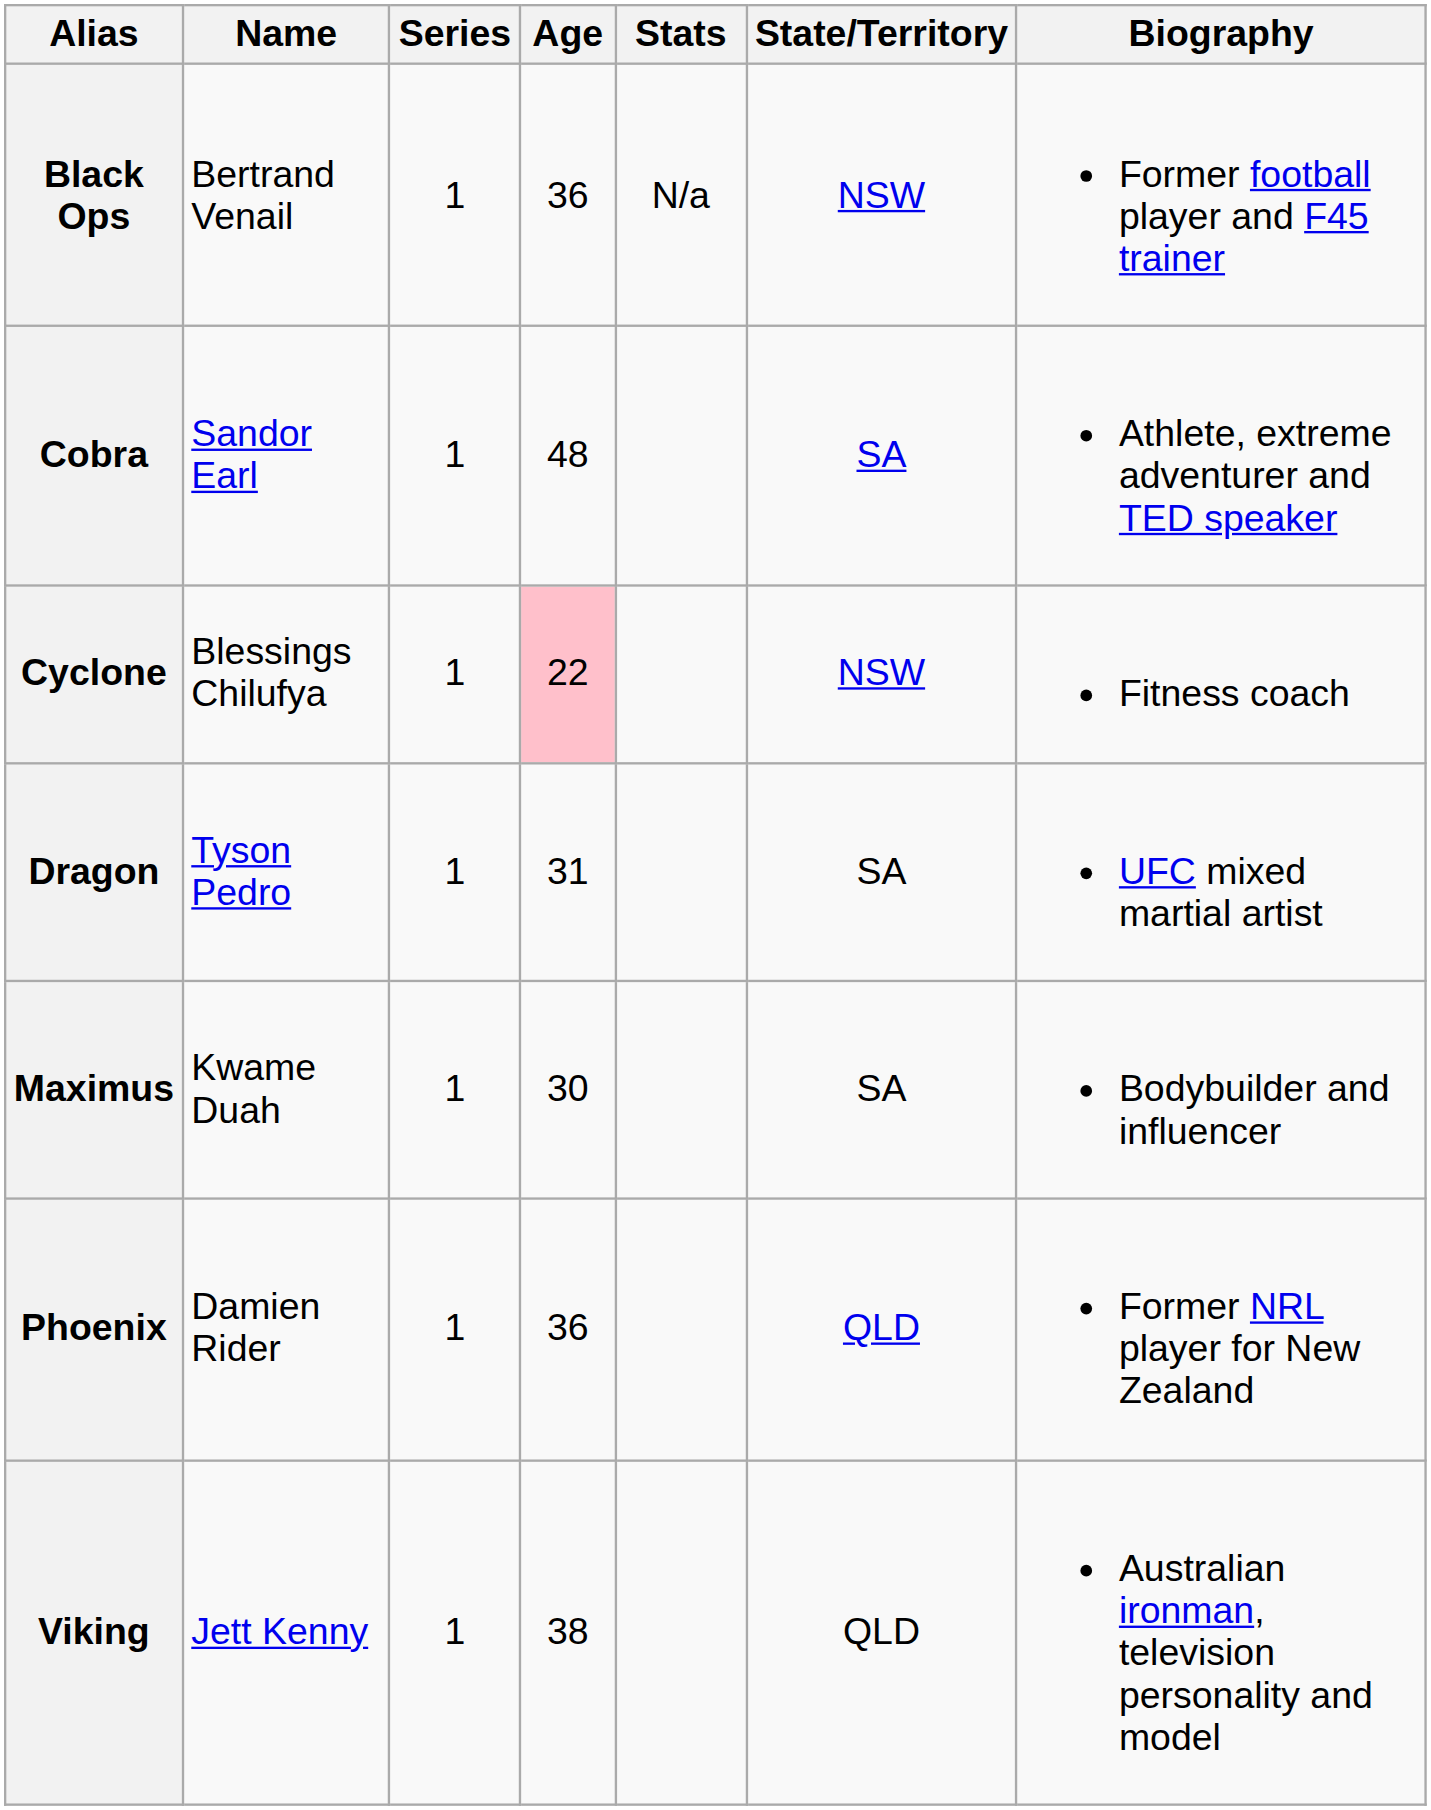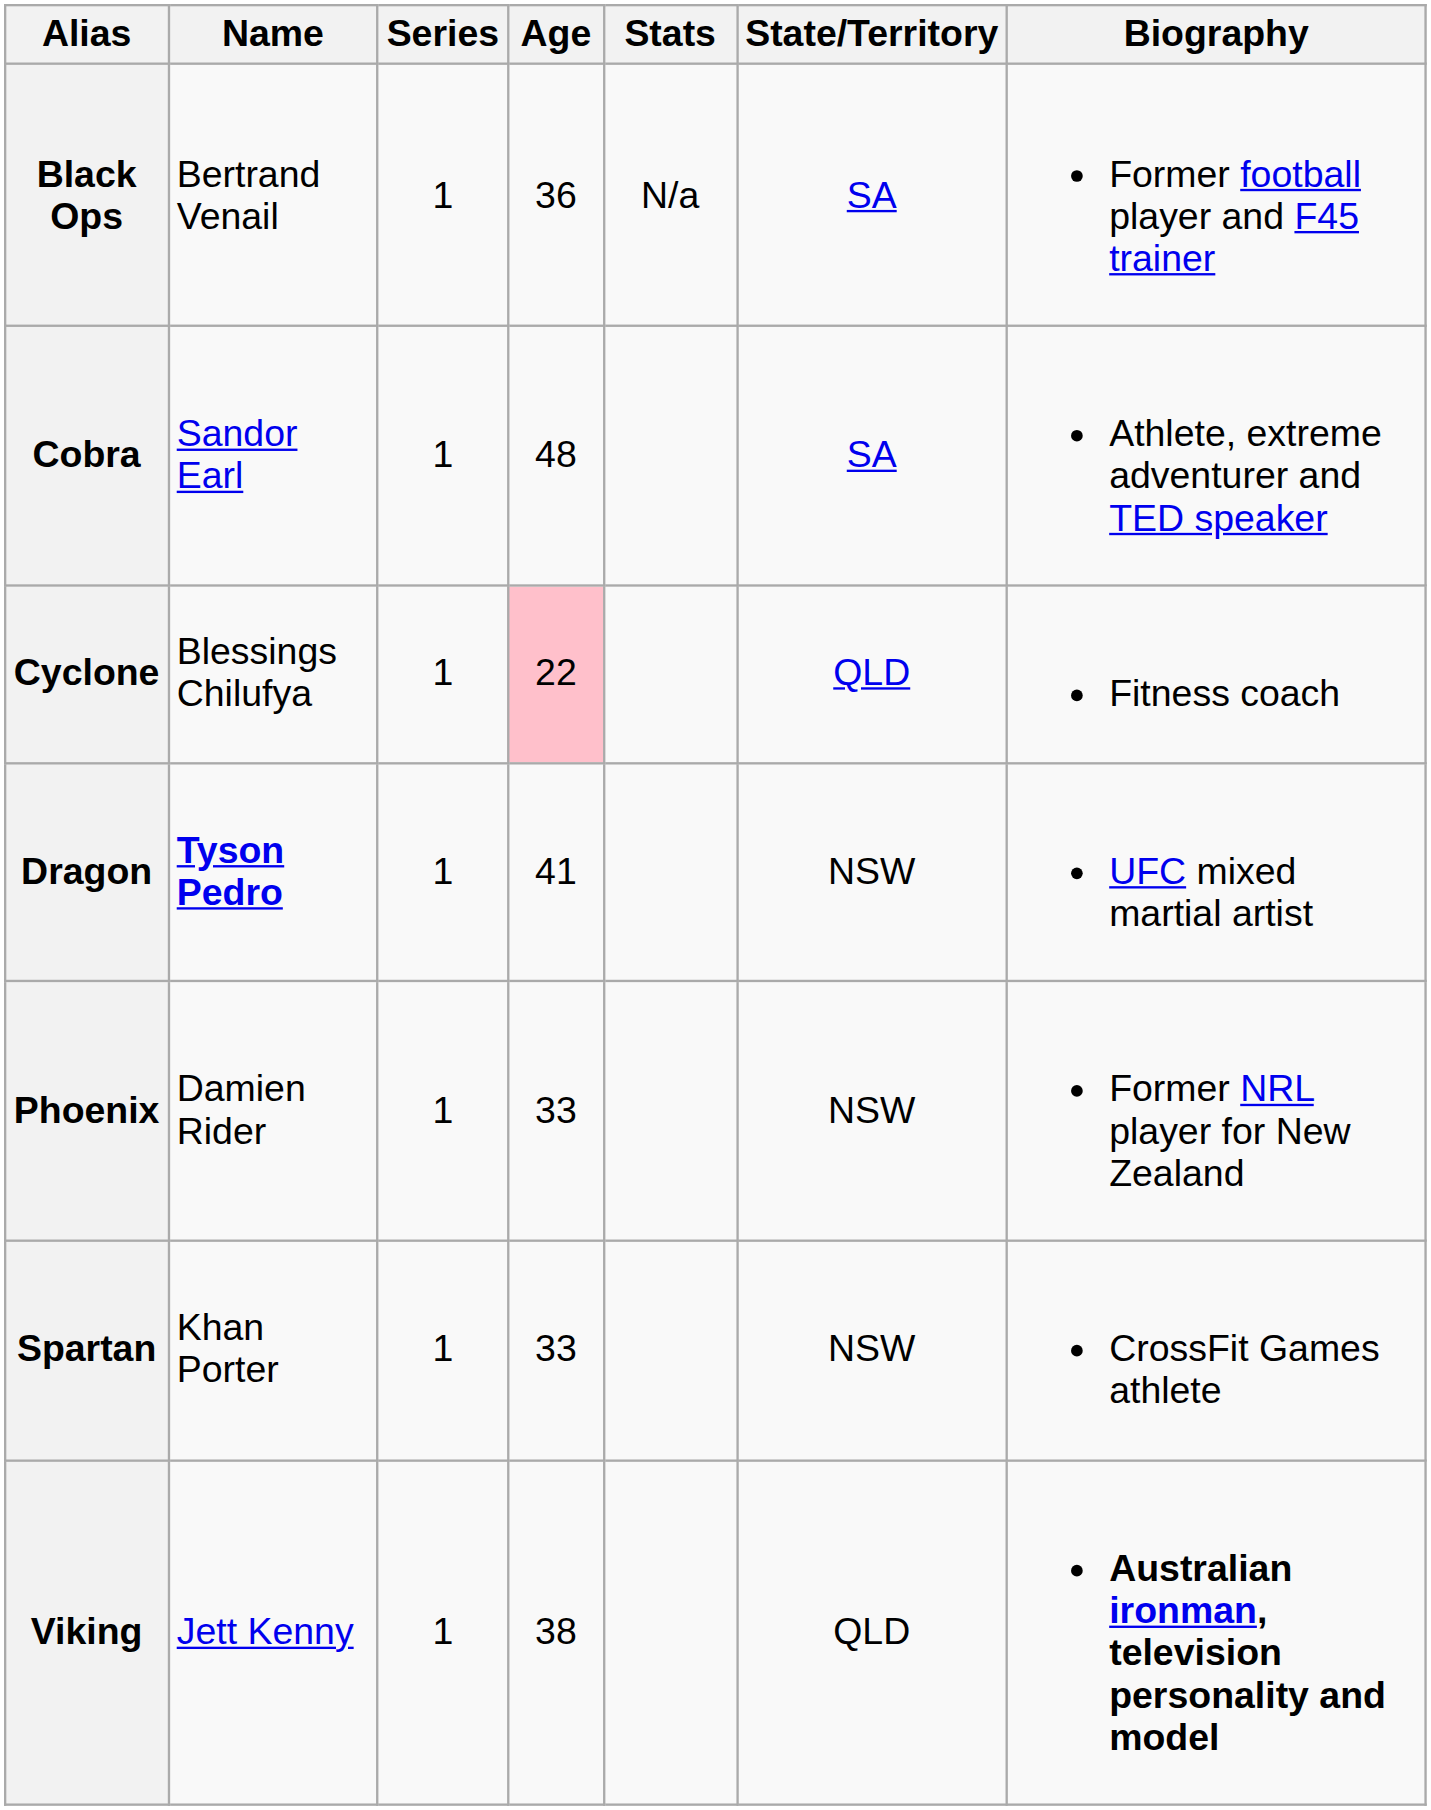(881, 194) NSW -> (872, 194) SA
(881, 673) NSW -> (872, 673) QLD
(241, 870) normal -> (230, 870) bold
(568, 870) 31 -> (556, 870) 41
(881, 870) SA -> (872, 870) NSW
- row: (94, 1089)
(568, 1328) 36 -> (556, 1110) 33
(881, 1328) QLD -> (872, 1110) NSW
+ row: (87, 1349)
(1221, 1653) normal -> (1216, 1653) bold
